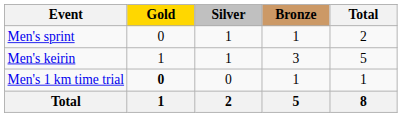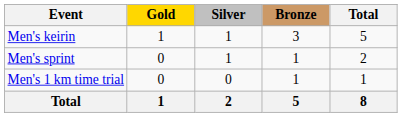rows swapped: (41, 58) <-> (41, 36)
(161, 79) bold -> (161, 79) normal
